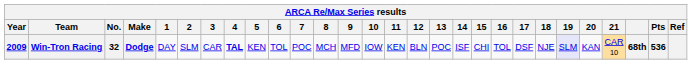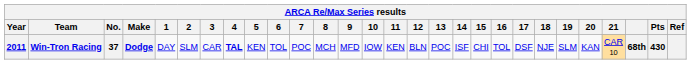(17, 47) 2009 -> (16, 47) 2011
(114, 47) 32 -> (113, 47) 37
(568, 47) lavender background -> (568, 47) no background
(658, 47) 536 -> (658, 47) 430
